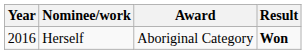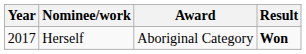(22, 37) 2016 -> (22, 37) 2017
